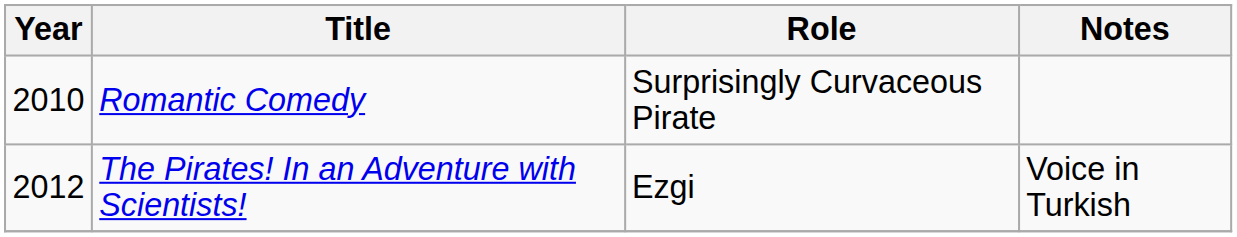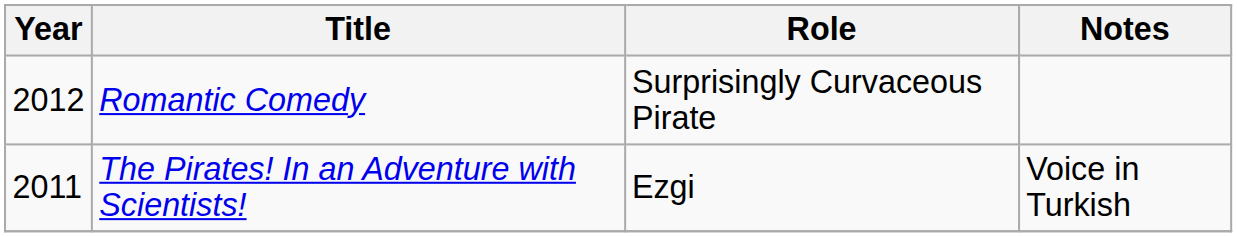(48, 99) 2010 -> (48, 99) 2012
(48, 187) 2012 -> (47, 187) 2011
